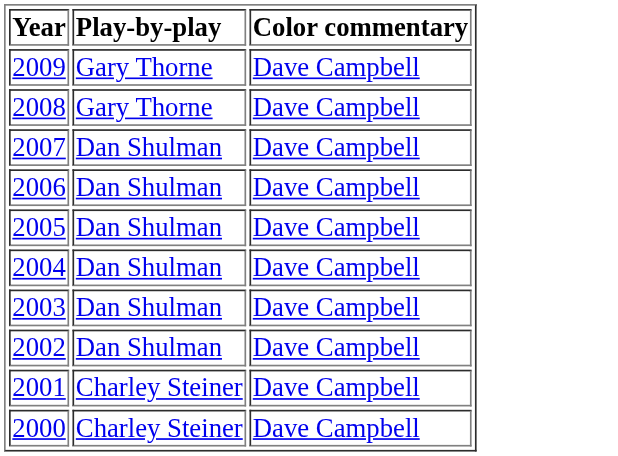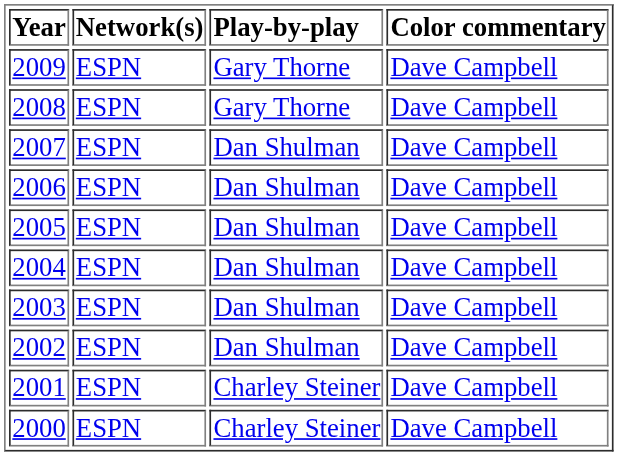+ column: (140, 27)
